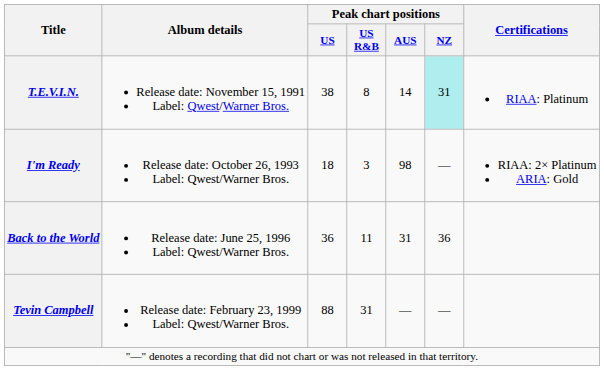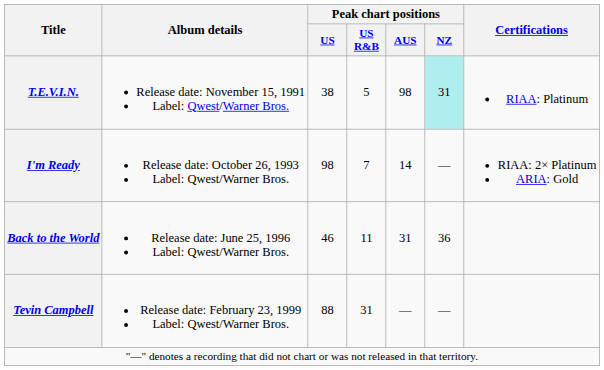(366, 92) 8 -> (366, 92) 5
(405, 92) 14 -> (405, 92) 98
(327, 165) 18 -> (327, 165) 98
(366, 165) 3 -> (366, 165) 7
(405, 165) 98 -> (405, 165) 14
(327, 238) 36 -> (327, 238) 46
